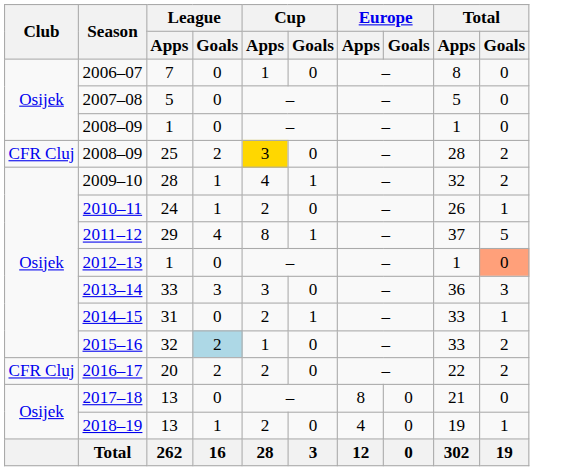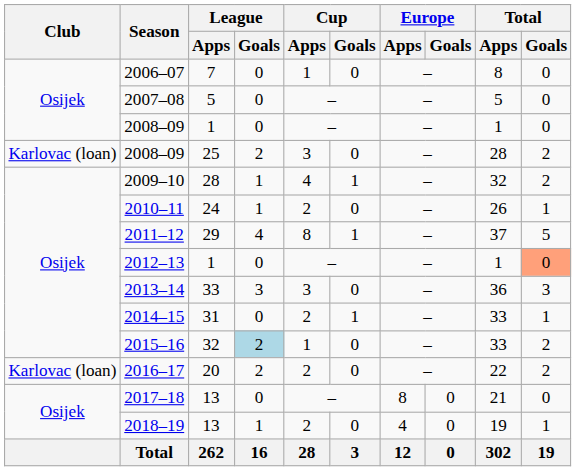(42, 153) CFR Cluj -> (62, 153) Karlovac (loan)
(265, 153) gold background -> (307, 153) no background
(42, 371) CFR Cluj -> (62, 371) Karlovac (loan)
